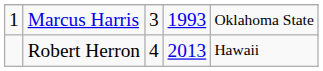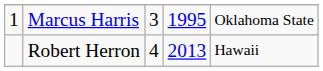(187, 19) 1993 -> (187, 19) 1995
